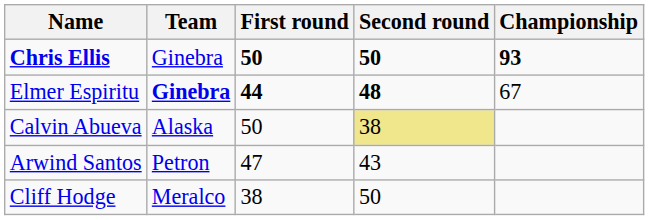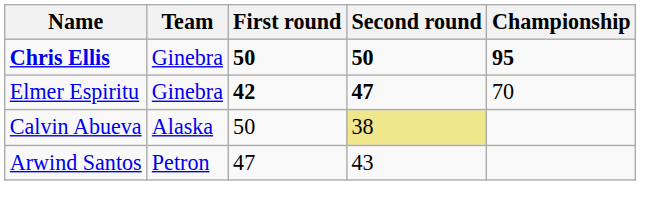(510, 57) 93 -> (503, 57) 95
(191, 92) bold -> (187, 92) normal
(252, 92) 44 -> (244, 92) 42
(370, 92) 48 -> (363, 92) 47
(510, 92) 67 -> (503, 92) 70
- row: (63, 197)
